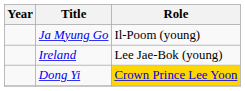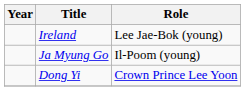rows swapped: (57, 55) <-> (74, 34)
(176, 75) gold background -> (176, 75) no background
